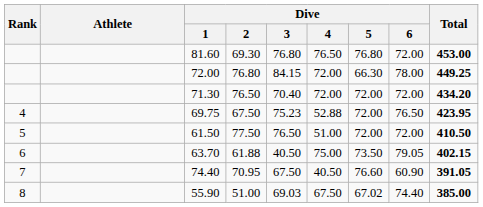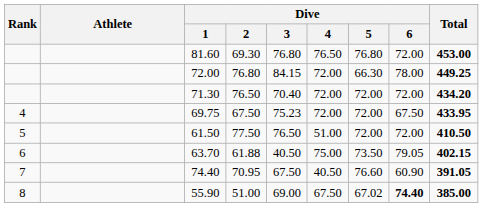(328, 113) 52.88 -> (328, 113) 72.00
(409, 113) 76.50 -> (409, 113) 67.50
(454, 113) 423.95 -> (454, 113) 433.95
(287, 192) 69.03 -> (287, 192) 69.00
(409, 192) normal -> (409, 192) bold
